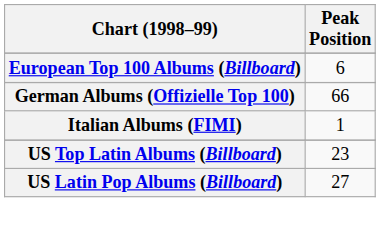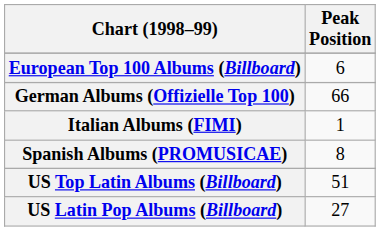+ row: (155, 153)
(340, 153) 23 -> (340, 182) 51
